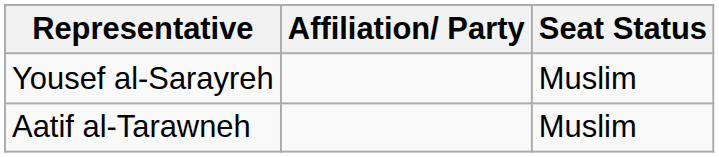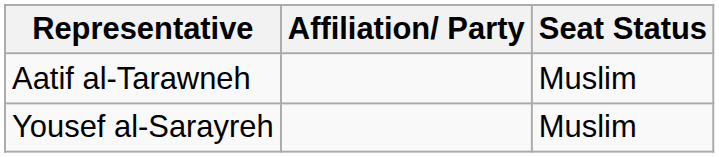rows swapped: (131, 126) <-> (143, 77)
